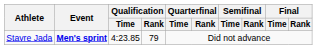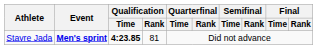(125, 38) normal -> (126, 38) bold
(154, 38) 79 -> (154, 38) 81
